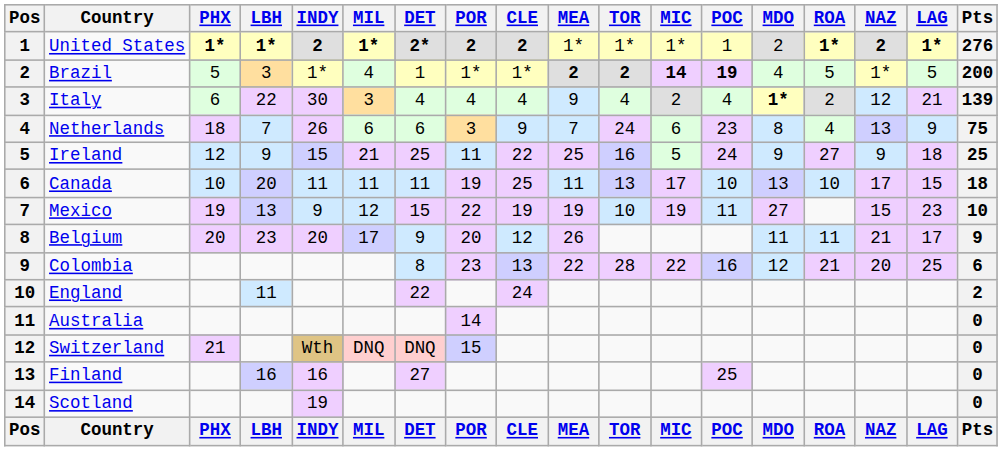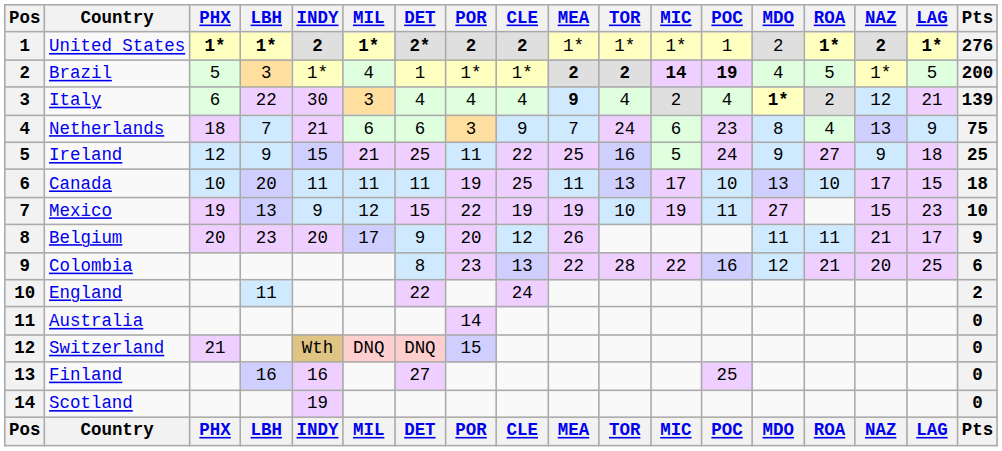(573, 101) normal -> (573, 101) bold
(317, 129) 26 -> (317, 129) 21
